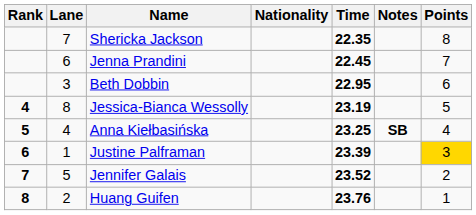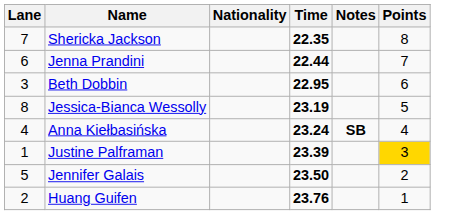- column: (25, 15)
(353, 61) 22.45 -> (311, 61) 22.44
(353, 130) 23.25 -> (311, 130) 23.24
(353, 175) 23.52 -> (311, 175) 23.50
